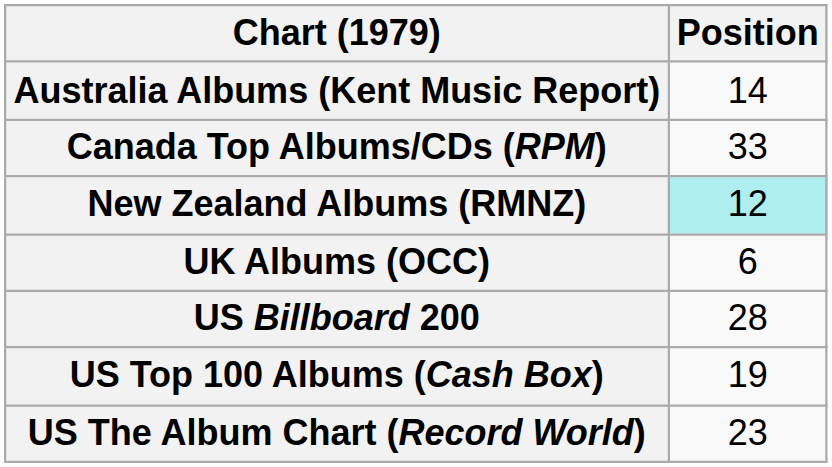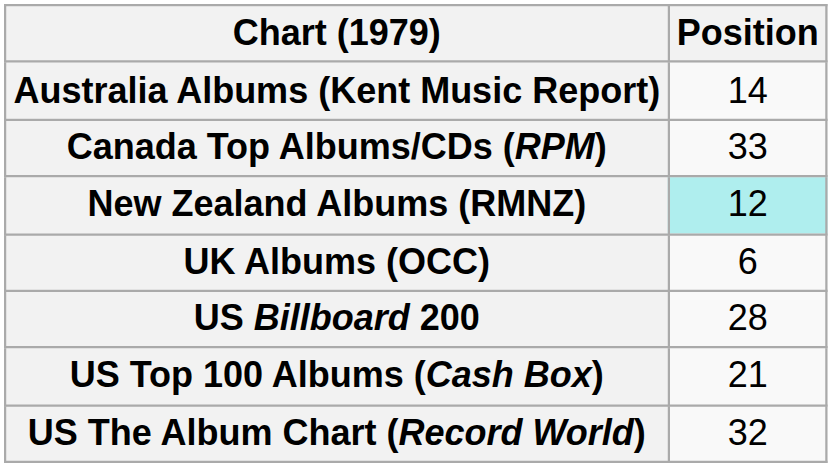(748, 375) 19 -> (748, 375) 21
(748, 432) 23 -> (748, 432) 32
